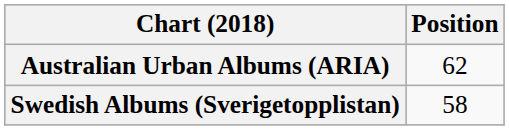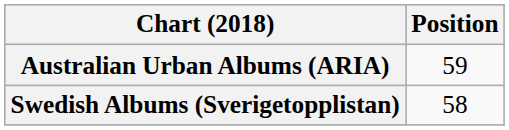(455, 64) 62 -> (455, 64) 59
